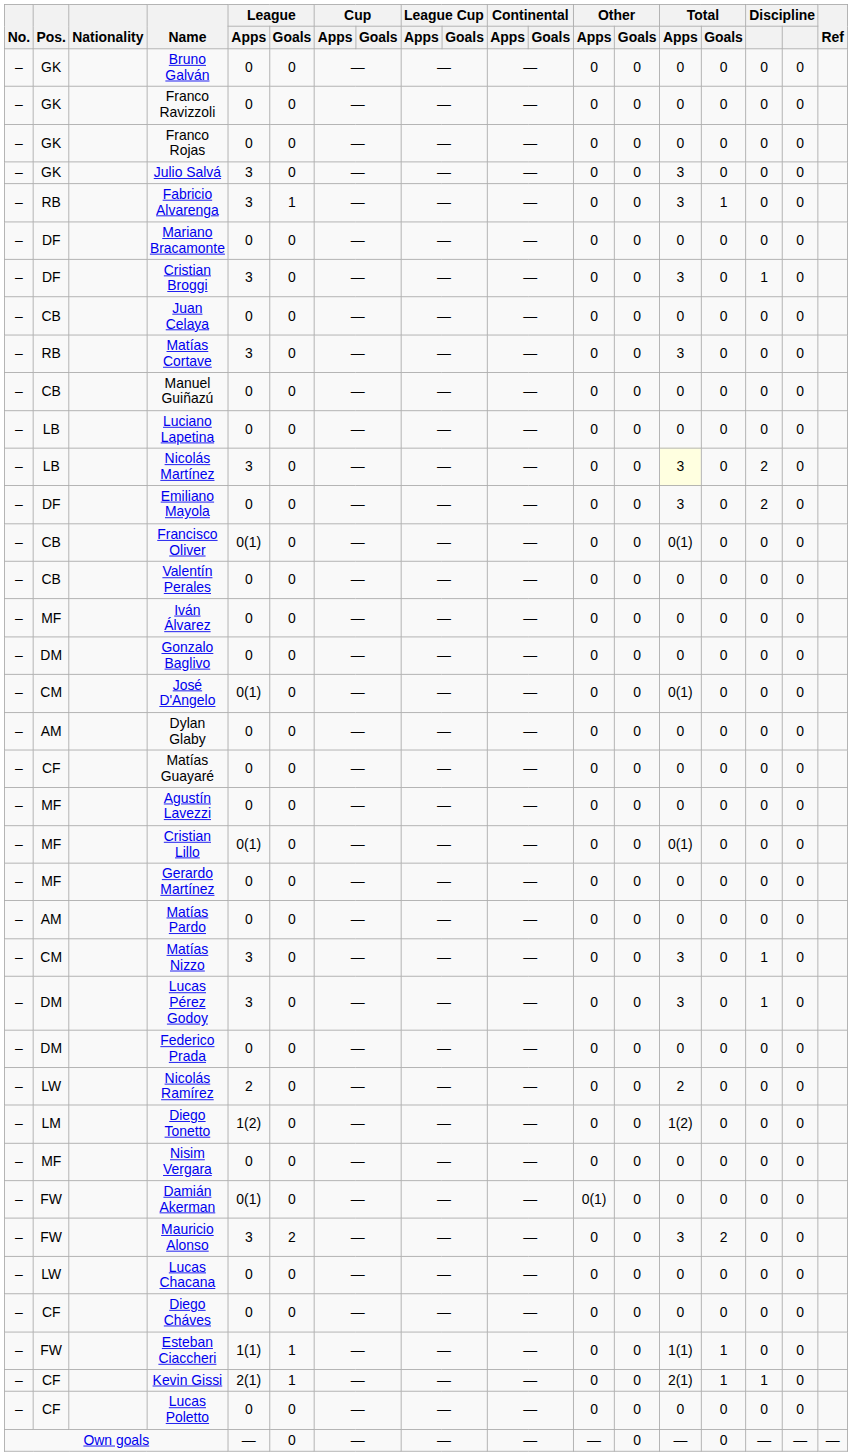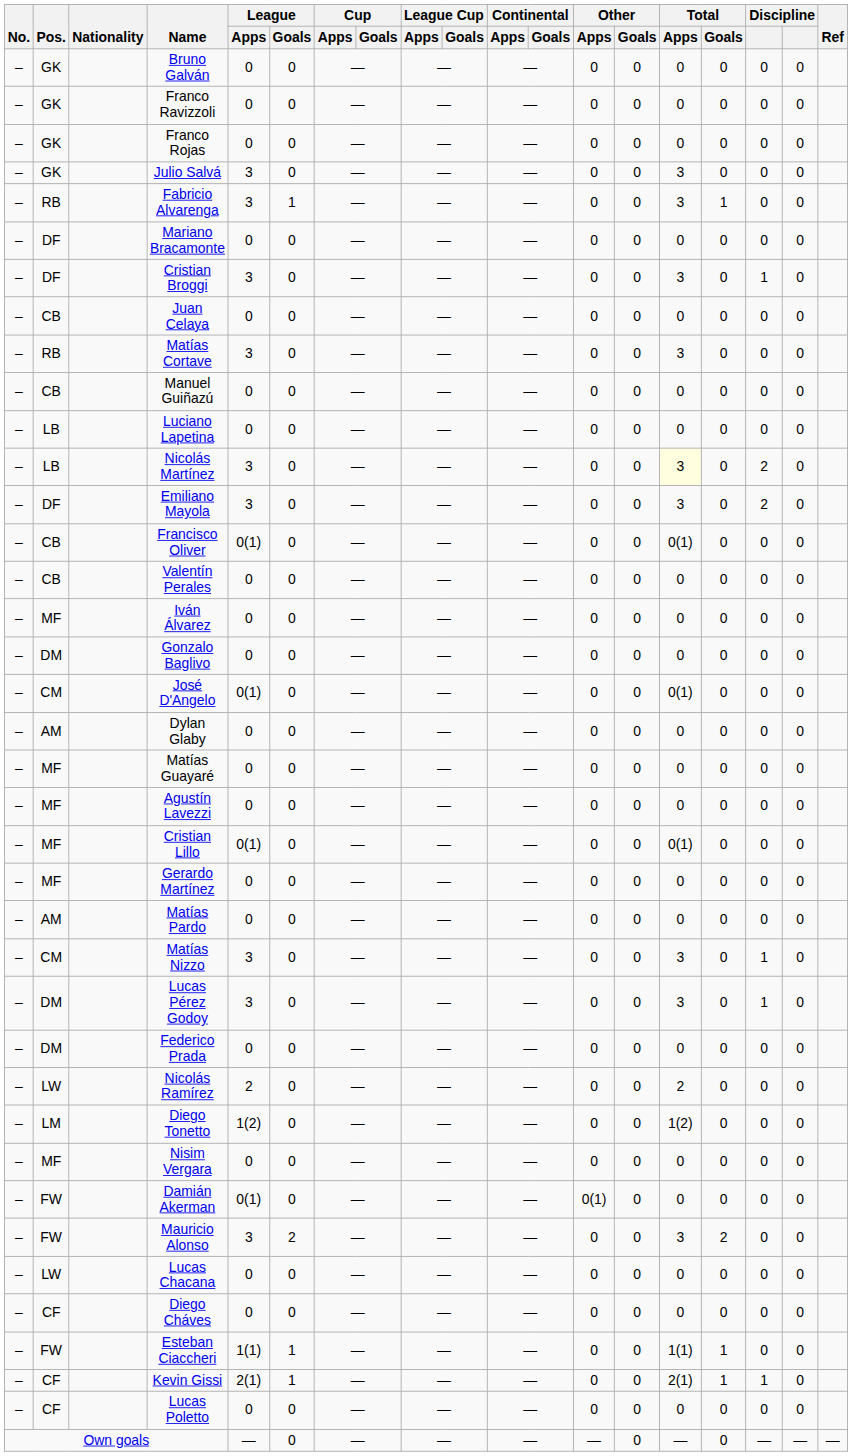(249, 504) 0 -> (249, 504) 3
(51, 768) CF -> (51, 768) MF
